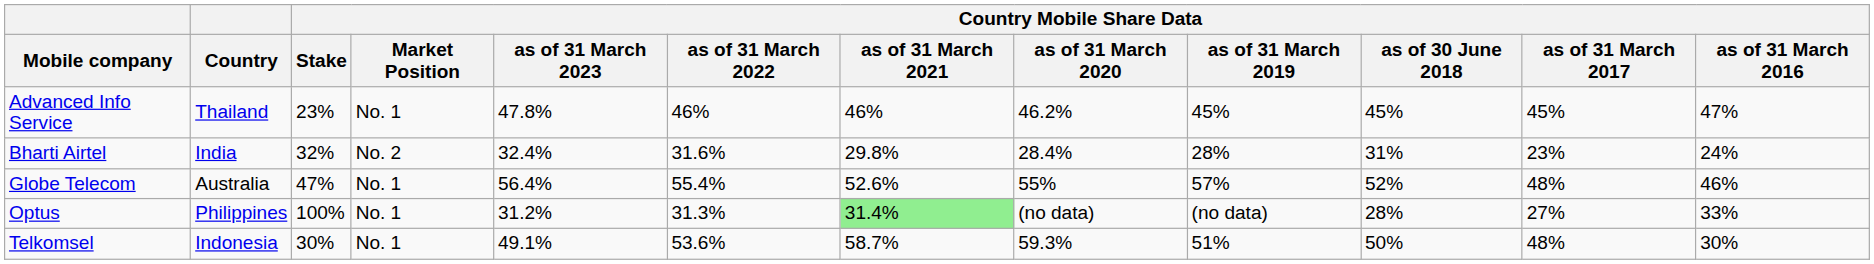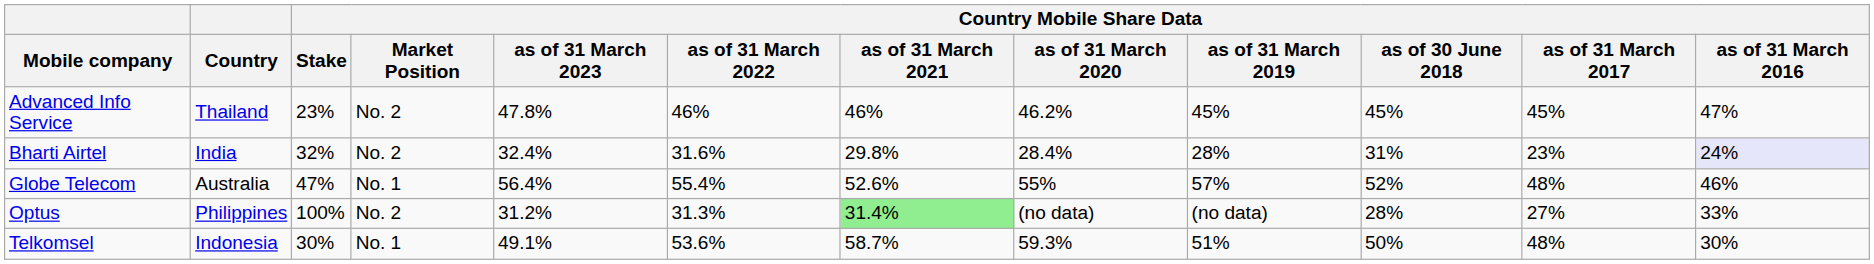(378, 112) No. 1 -> (378, 112) No. 2
(1719, 153) no background -> (1719, 153) lavender background
(378, 213) No. 1 -> (378, 213) No. 2
